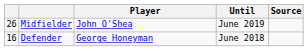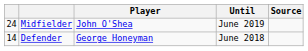(12, 25) 26 -> (12, 25) 24
(12, 39) 16 -> (12, 39) 14
